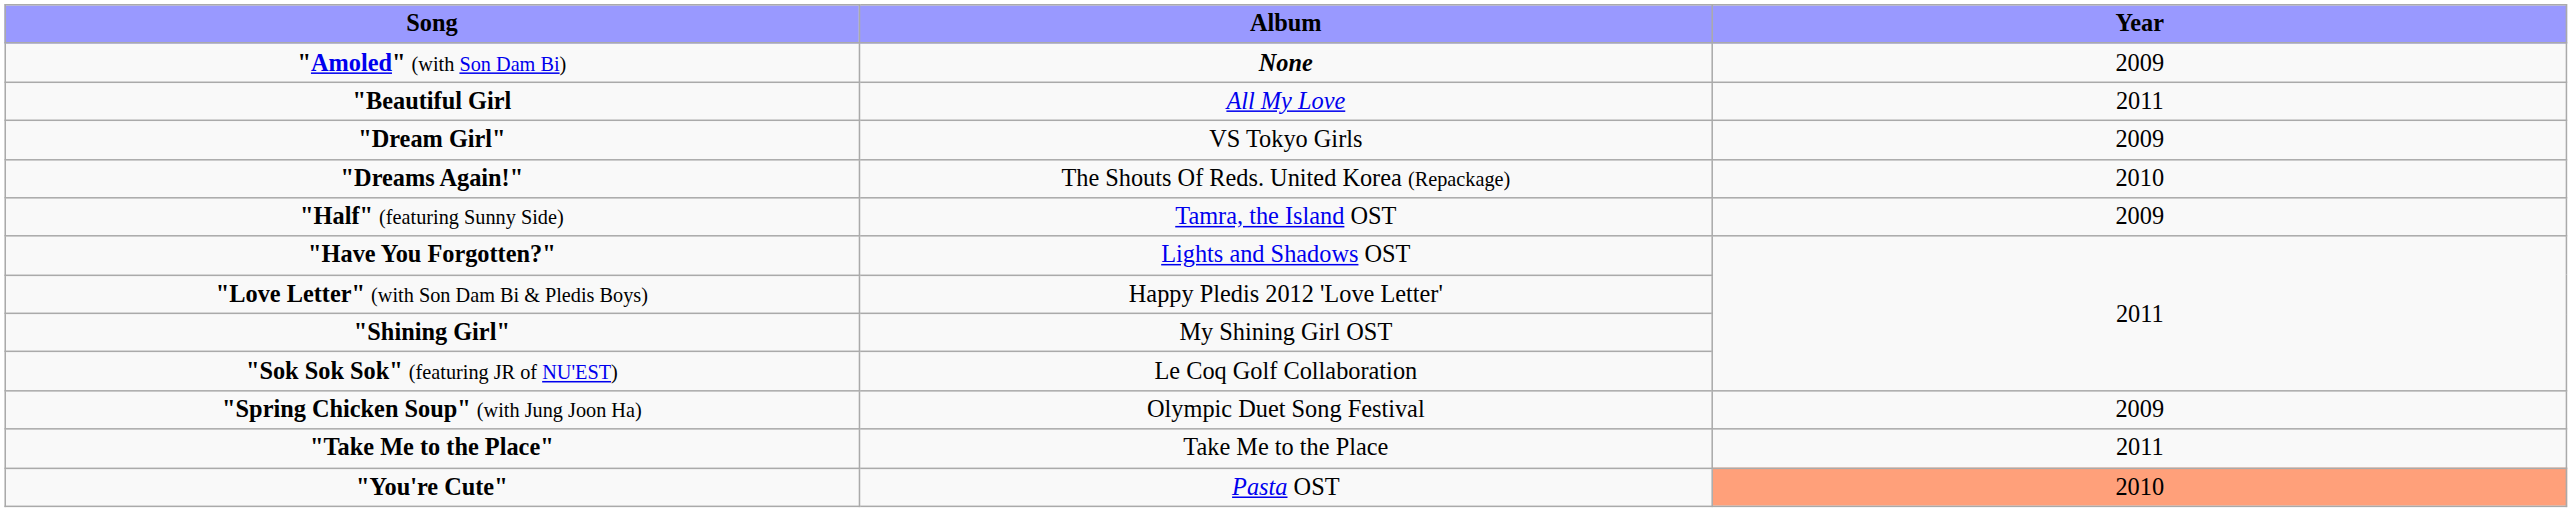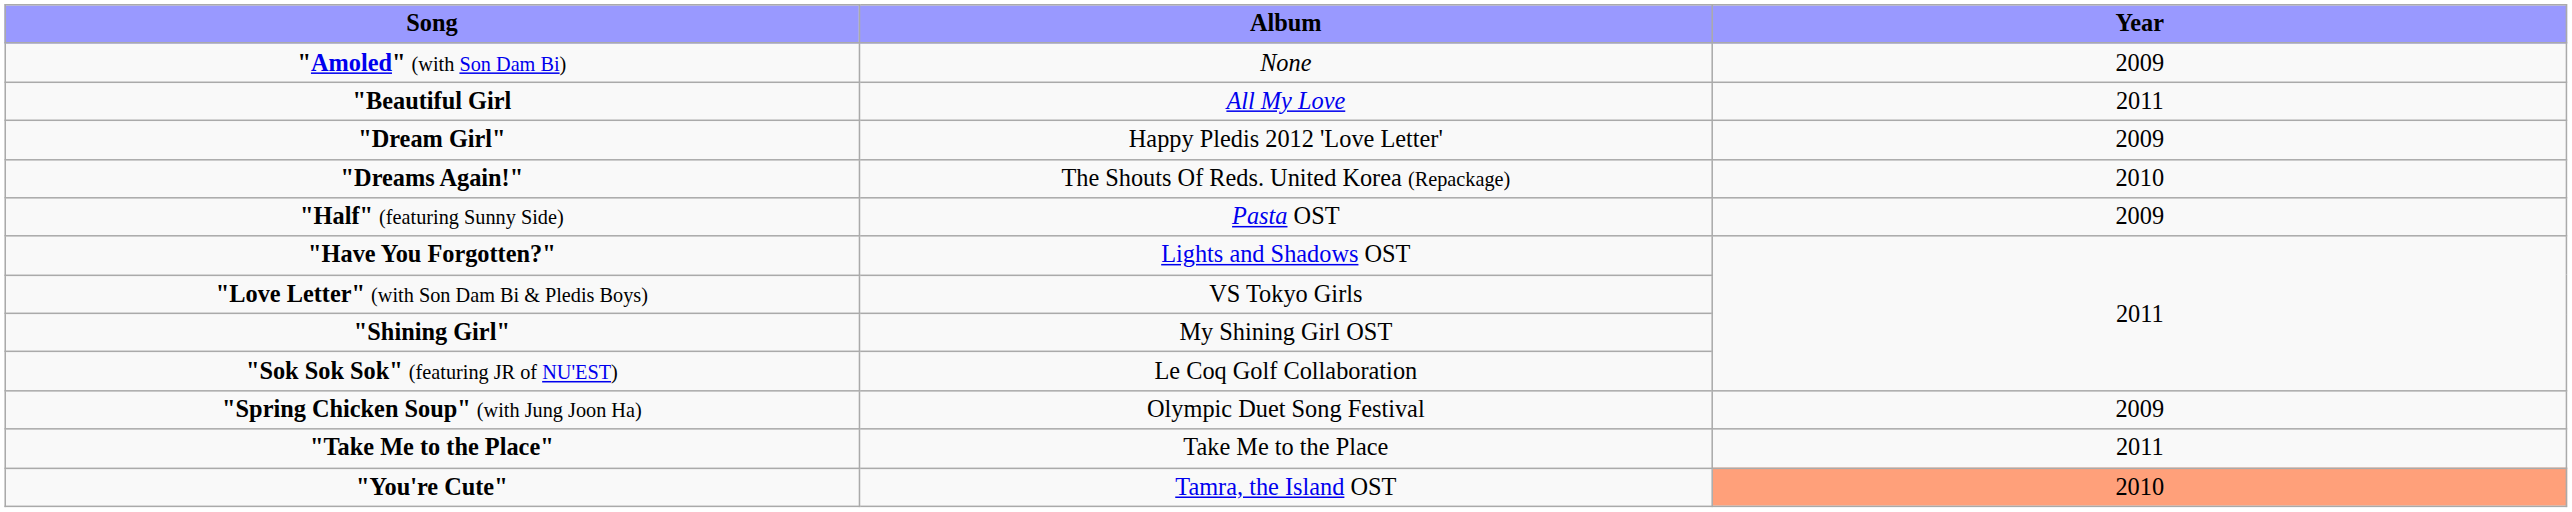(1286, 62) bold -> (1286, 62) normal
(1286, 139) VS Tokyo Girls -> (1286, 139) Happy Pledis 2012 'Love Letter'
(1286, 216) Tamra, the Island OST -> (1286, 216) Pasta OST
(1286, 293) Happy Pledis 2012 'Love Letter' -> (1286, 293) VS Tokyo Girls
(1286, 486) Pasta OST -> (1286, 486) Tamra, the Island OST
